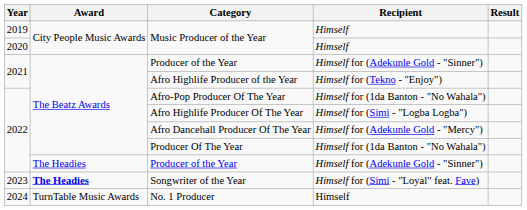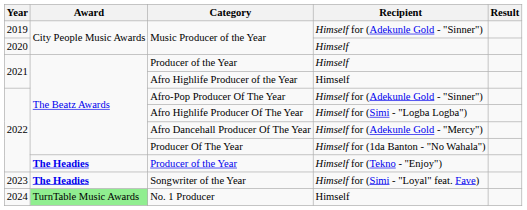(332, 29) Himself -> (399, 29) Himself for (Adekunle Gold - "Sinner")
(399, 63) Himself for (Adekunle Gold - "Sinner") -> (332, 63) Himself
(379, 79) Himself for (Tekno - "Enjoy") -> (333, 79) Himself
(401, 96) Himself for (1da Banton - "No Wahala") -> (399, 96) Himself for (Adekunle Gold - "Sinner")
(59, 163) normal -> (61, 163) bold
(399, 163) Himself for (Adekunle Gold - "Sinner") -> (379, 163) Himself for (Tekno - "Enjoy")
(86, 197) no background -> (86, 197) lightgreen background
